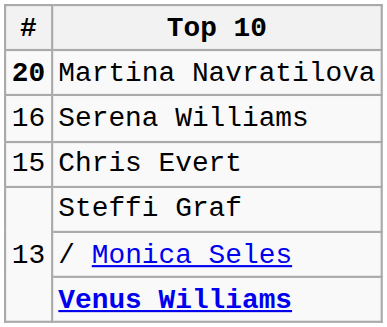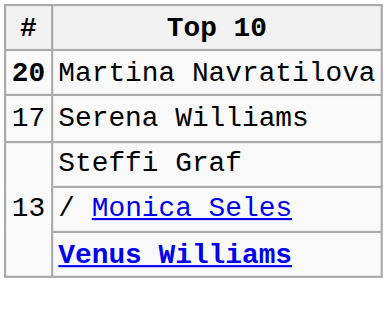(28, 118) 16 -> (28, 118) 17
- row: (150, 164)
